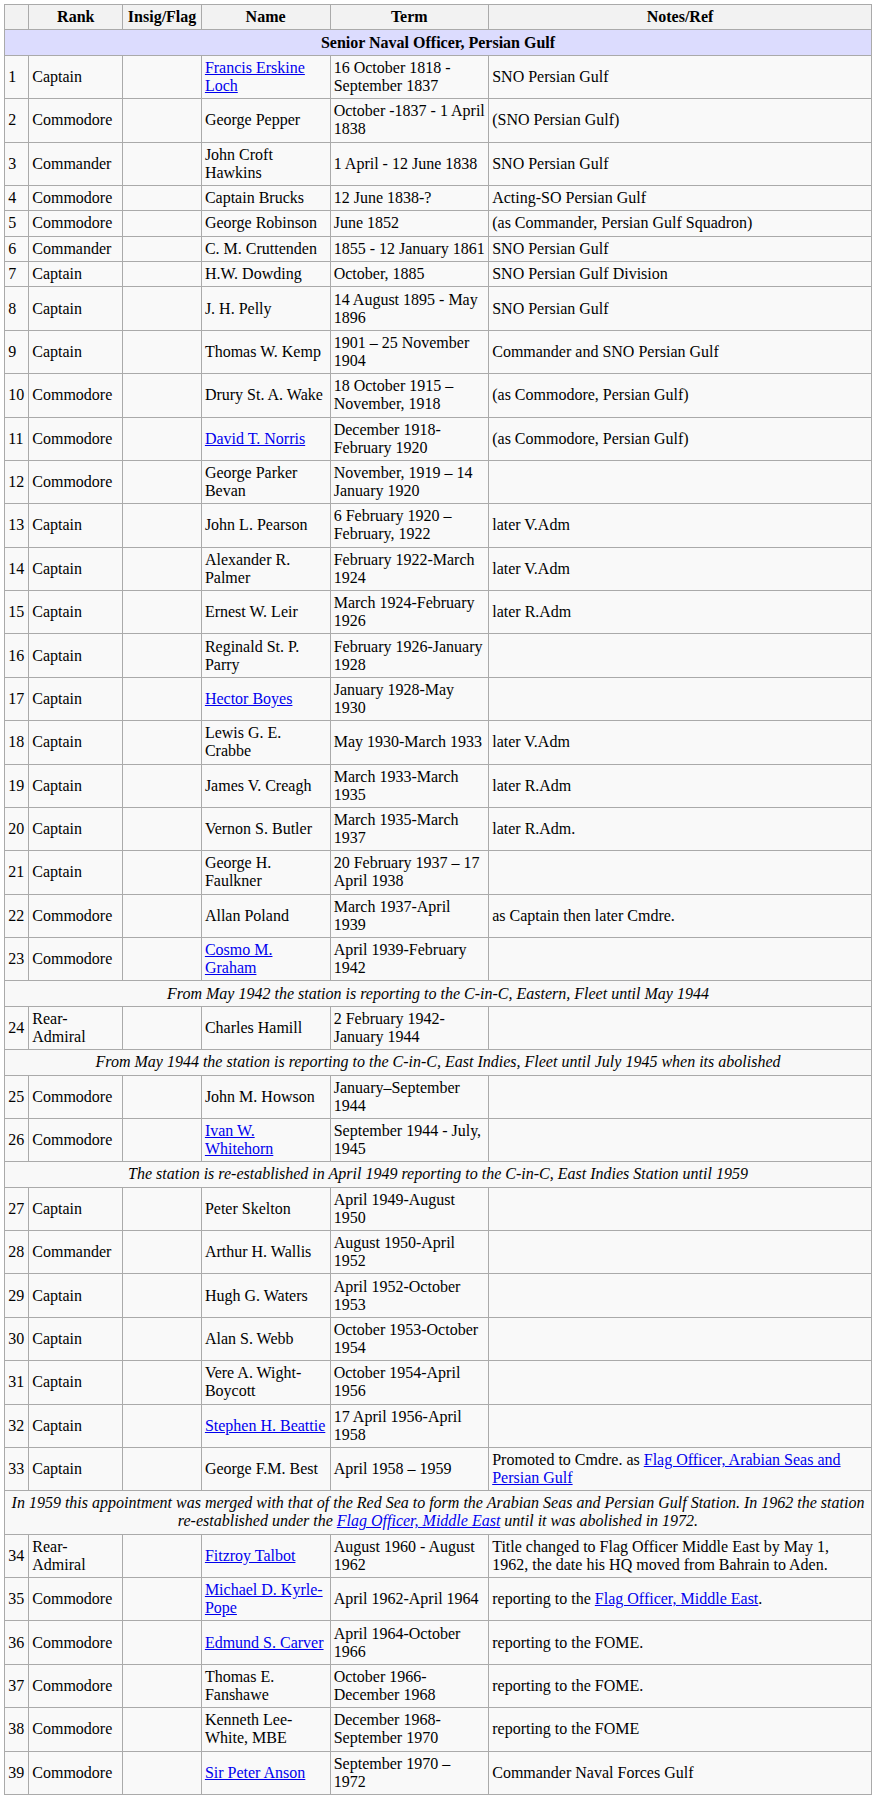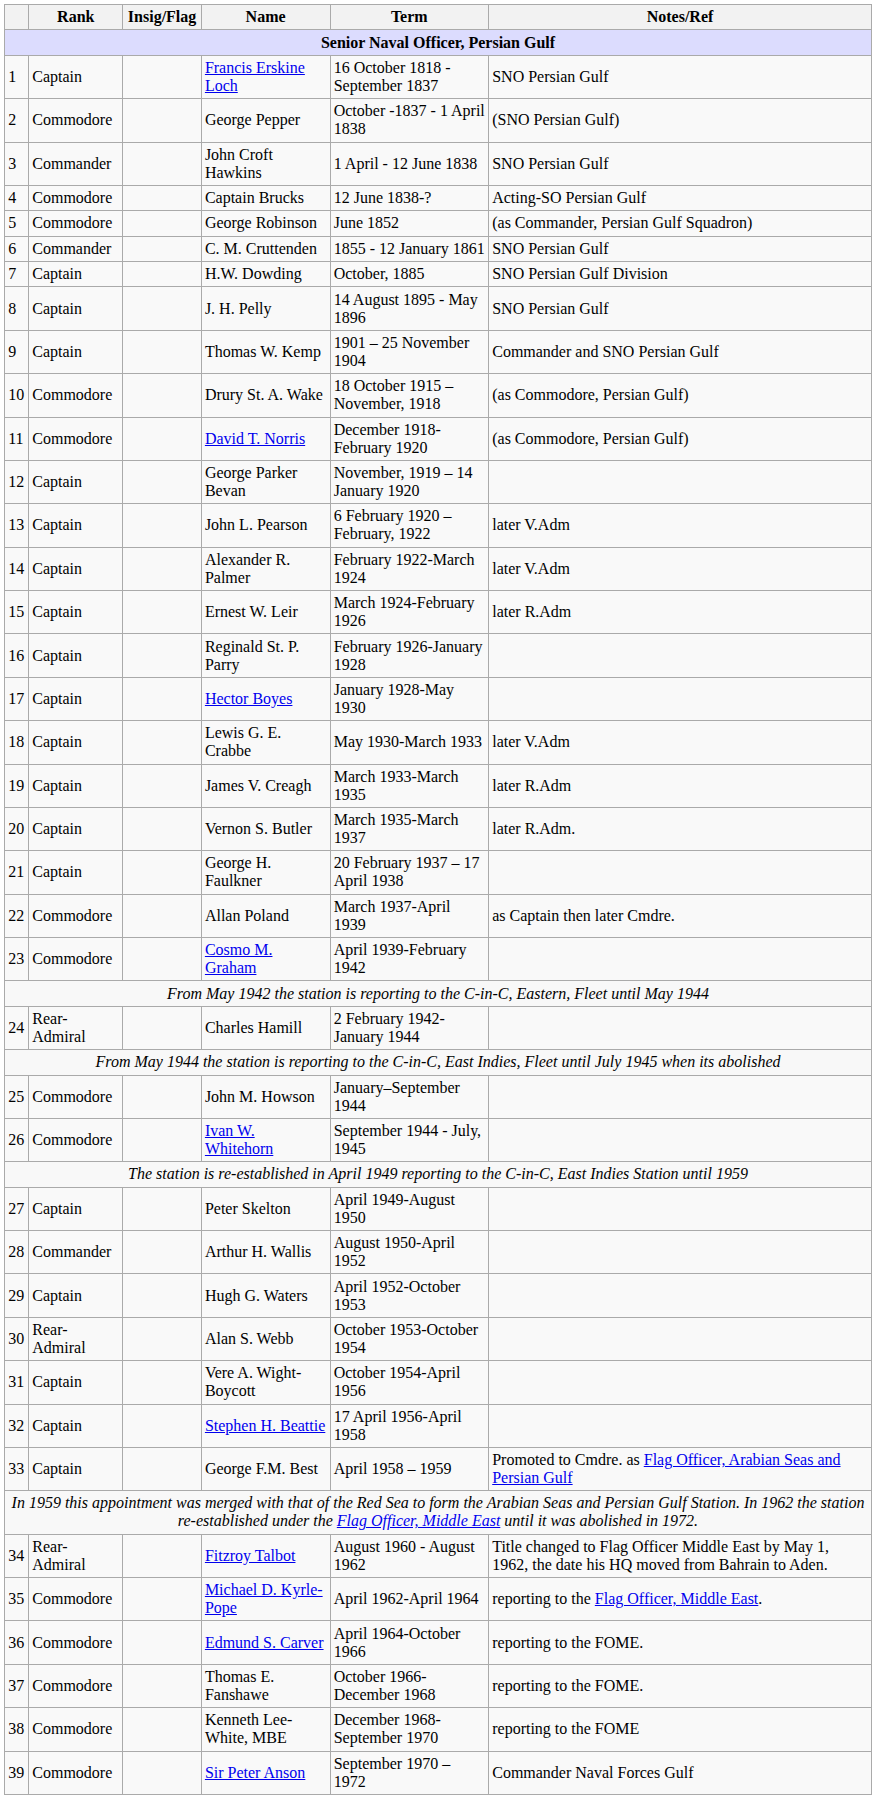(72, 482) Commodore -> (57, 482) Captain
(57, 1338) Captain -> (59, 1338) Rear-Admiral
